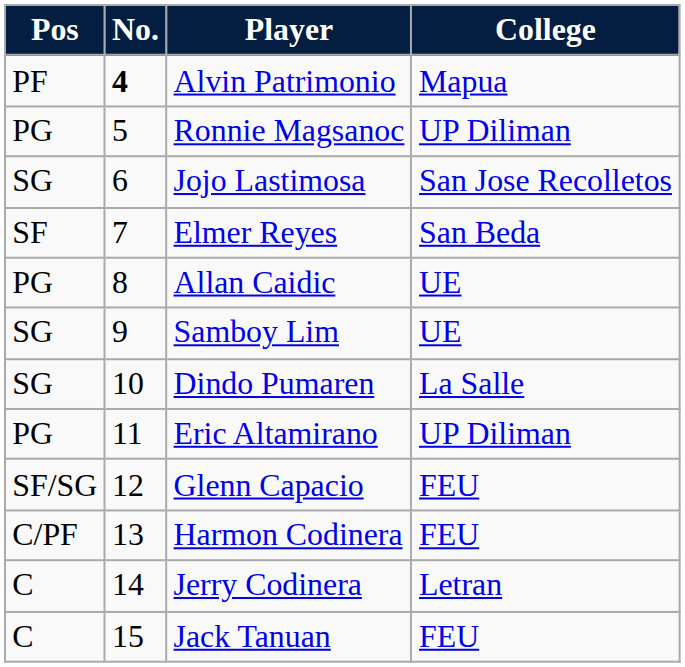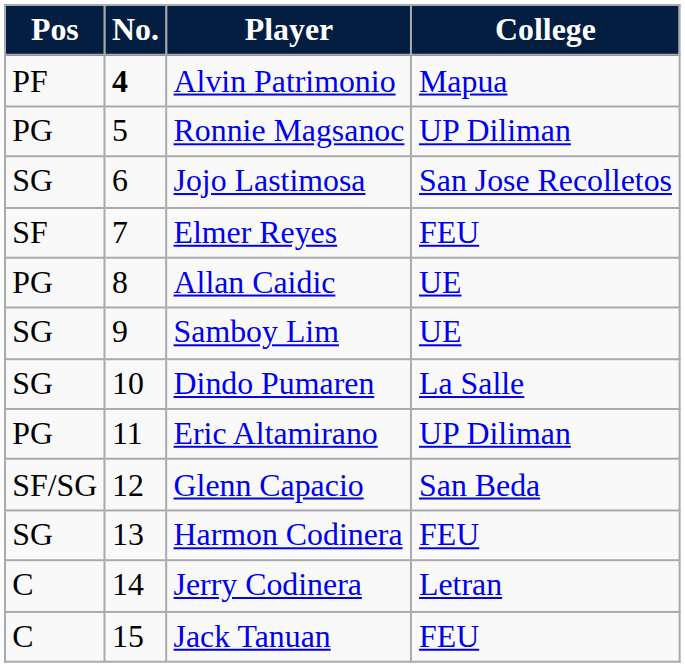(480, 231) San Beda -> (449, 231) FEU
(449, 484) FEU -> (480, 484) San Beda
(45, 534) C/PF -> (33, 534) SG
